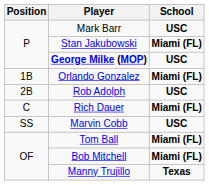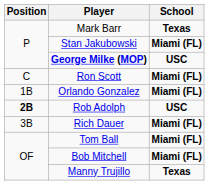(177, 28) USC -> (177, 28) Texas
+ row: (99, 76)
(27, 92) normal -> (27, 108) bold
(27, 108) C -> (27, 124) 3B
- row: (99, 124)
